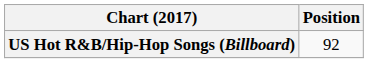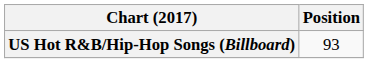(331, 44) 92 -> (331, 44) 93
